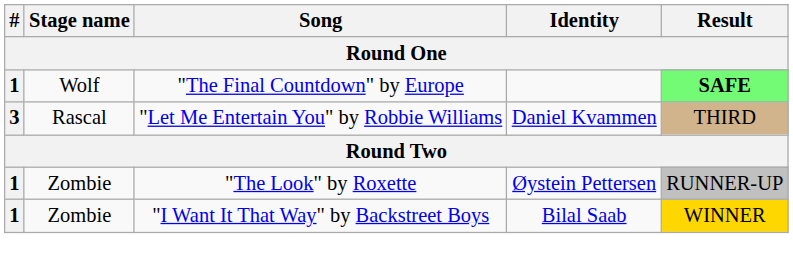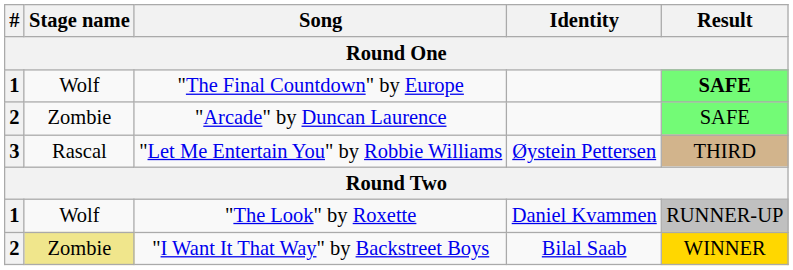+ row: (321, 118)
(584, 118) Daniel Kvammen -> (584, 150) Øystein Pettersen
(79, 183) Zombie -> (79, 215) Wolf
(584, 183) Øystein Pettersen -> (584, 215) Daniel Kvammen
(14, 215) 1 -> (14, 248) 2
(79, 215) no background -> (79, 248) khaki background
